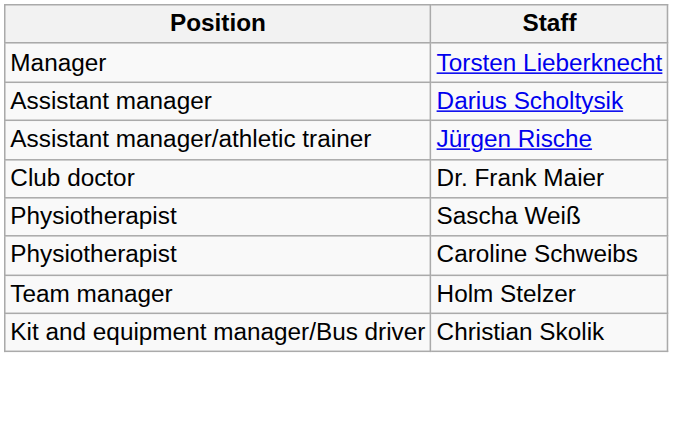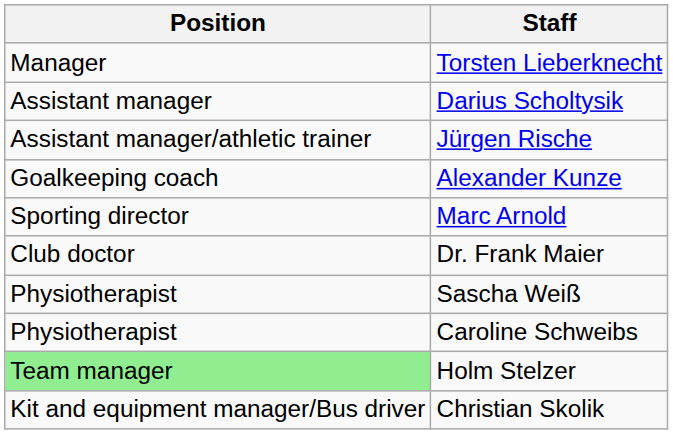+ row: (529, 178)
+ row: (501, 216)
(91, 293) no background -> (91, 370) lightgreen background
